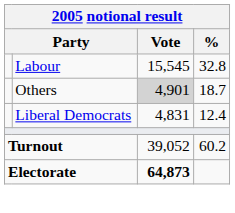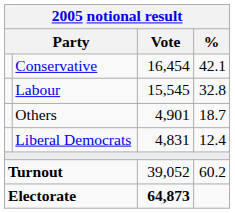+ row: (56, 66)
(172, 90) lightgrey background -> (172, 115) no background
